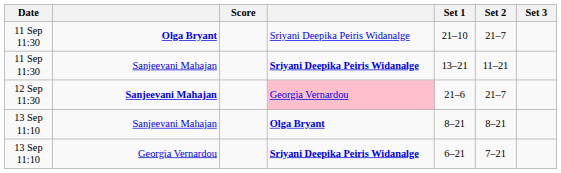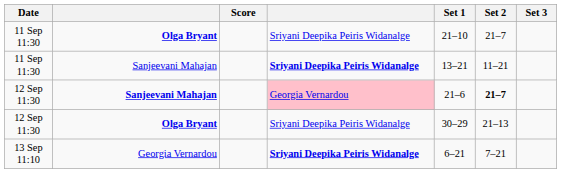(495, 95) normal -> (495, 95) bold
+ row: (28, 124)
- row: (28, 124)
